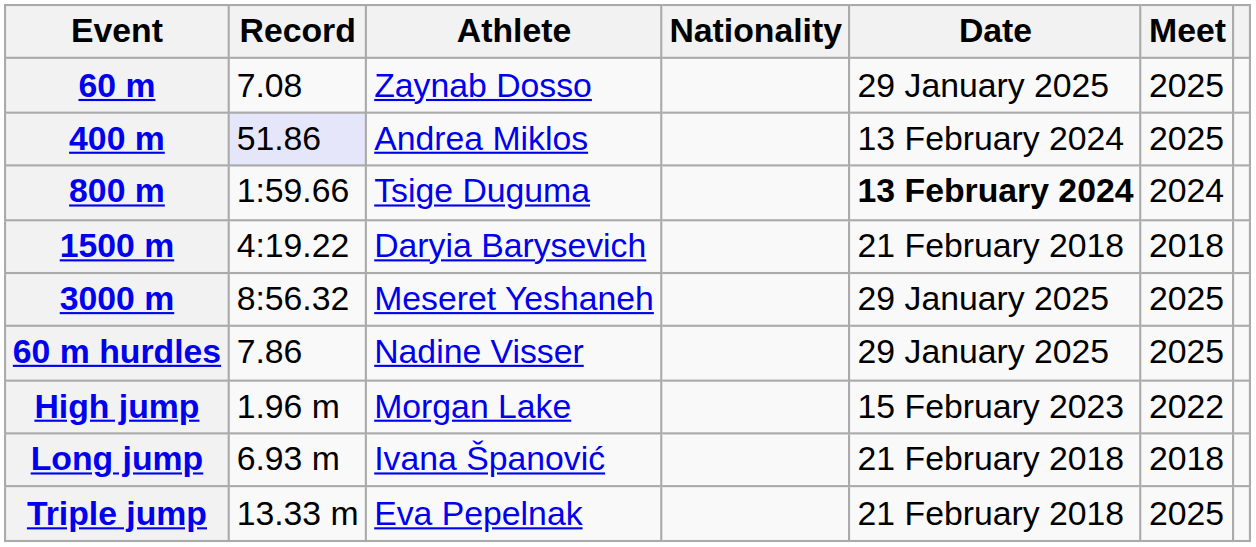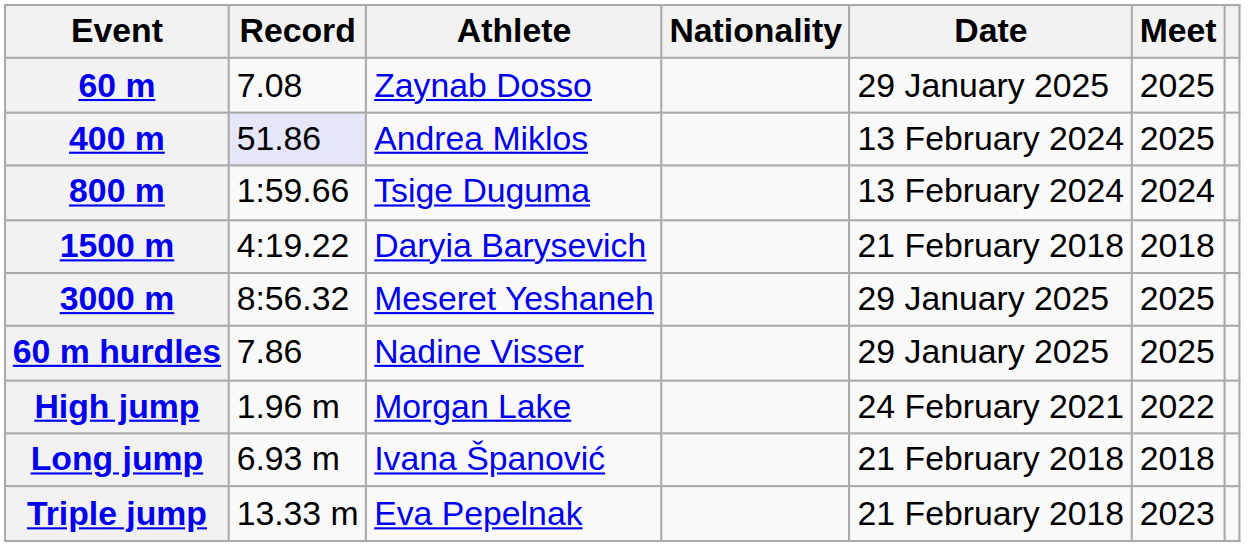(996, 191) bold -> (991, 191) normal
(991, 406) 15 February 2023 -> (991, 406) 24 February 2021
(1187, 513) 2025 -> (1177, 513) 2023
